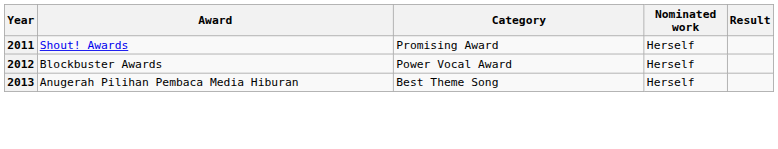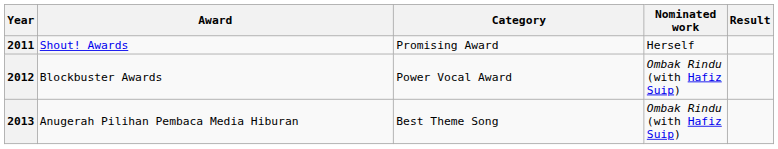(671, 64) Herself -> (684, 77) Ombak Rindu (with Hafiz Suip)
(671, 82) Herself -> (684, 121) Ombak Rindu (with Hafiz Suip)
